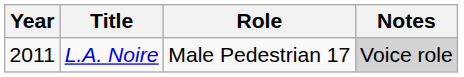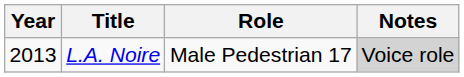(32, 54) 2011 -> (33, 54) 2013
